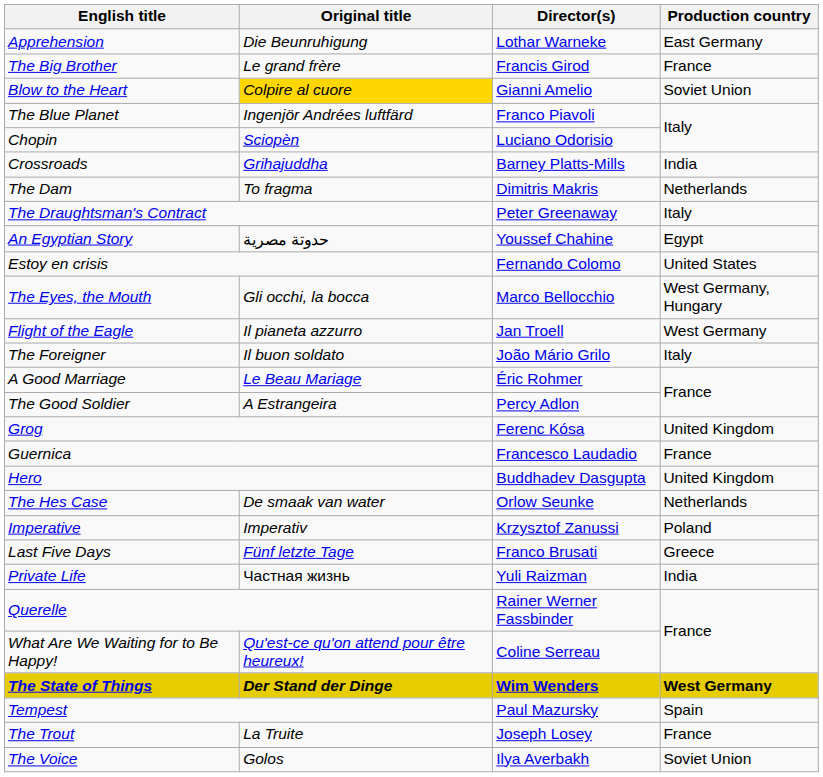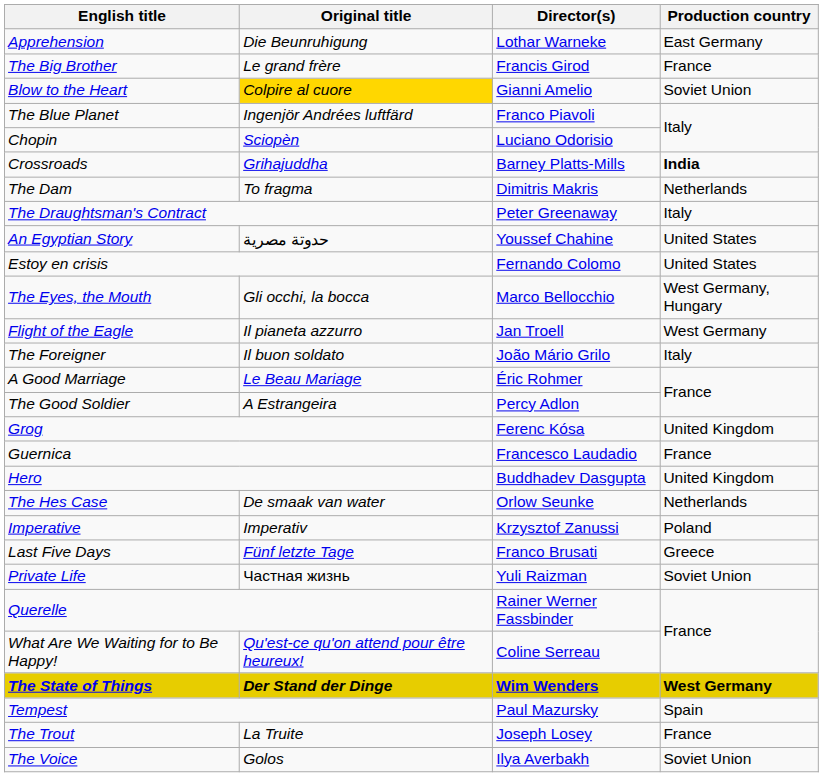(680, 164) normal -> (681, 164) bold
(683, 238) Egypt -> (710, 238) United States
(680, 576) India -> (707, 576) Soviet Union
